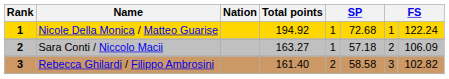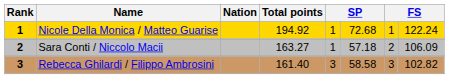(333, 64) 2 -> (333, 64) 3
